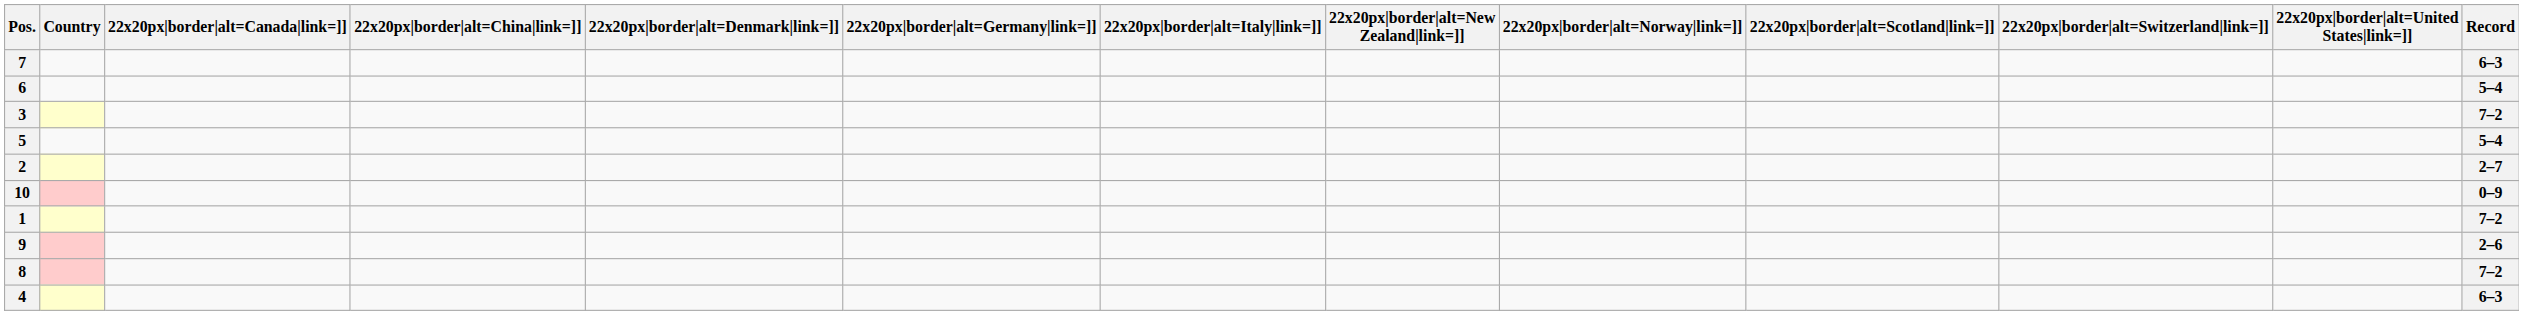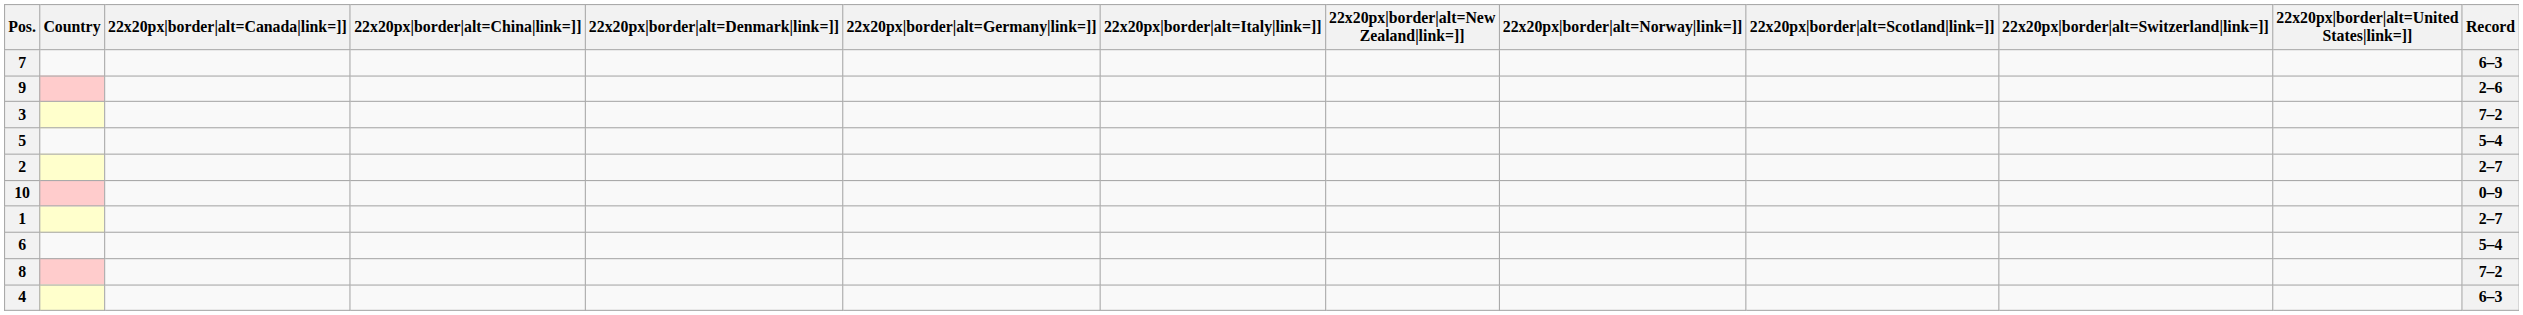rows swapped: (22, 245) <-> (22, 88)
(2491, 219) 7–2 -> (2491, 219) 2–7
